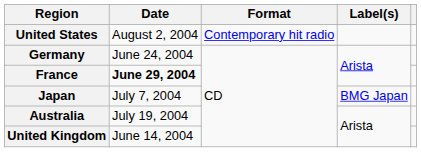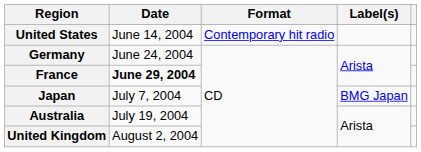(155, 34) August 2, 2004 -> (153, 34) June 14, 2004
(153, 136) June 14, 2004 -> (155, 136) August 2, 2004
